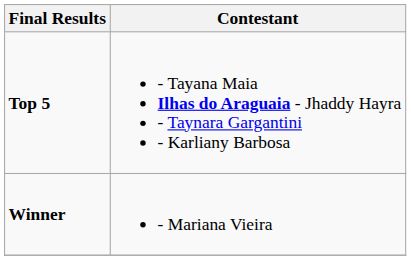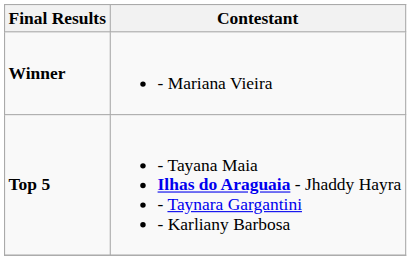rows swapped: (37, 214) <-> (29, 102)
